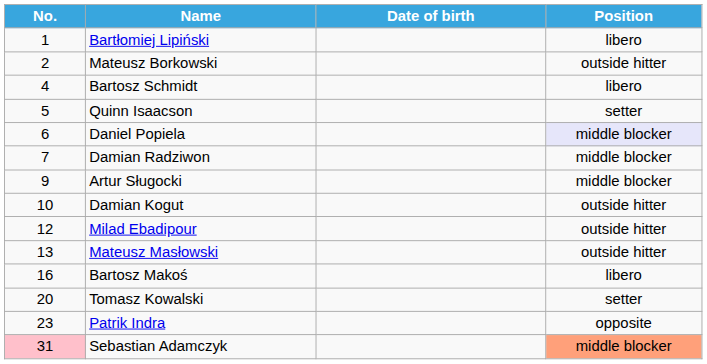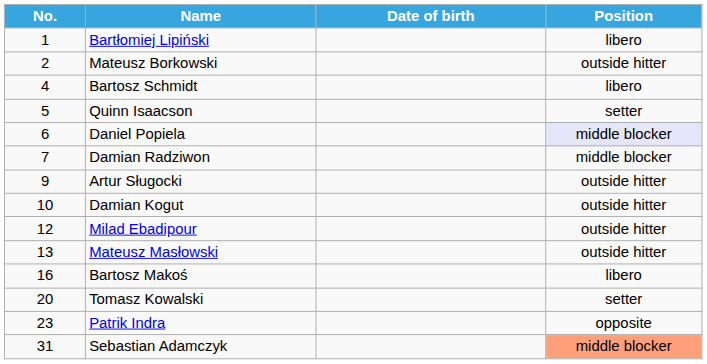(624, 181) middle blocker -> (624, 181) outside hitter
(45, 346) pink background -> (45, 346) no background
